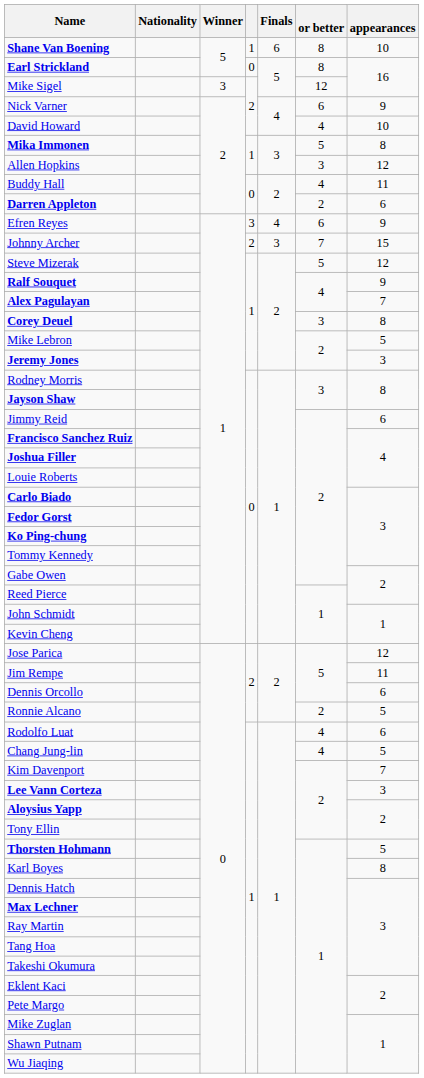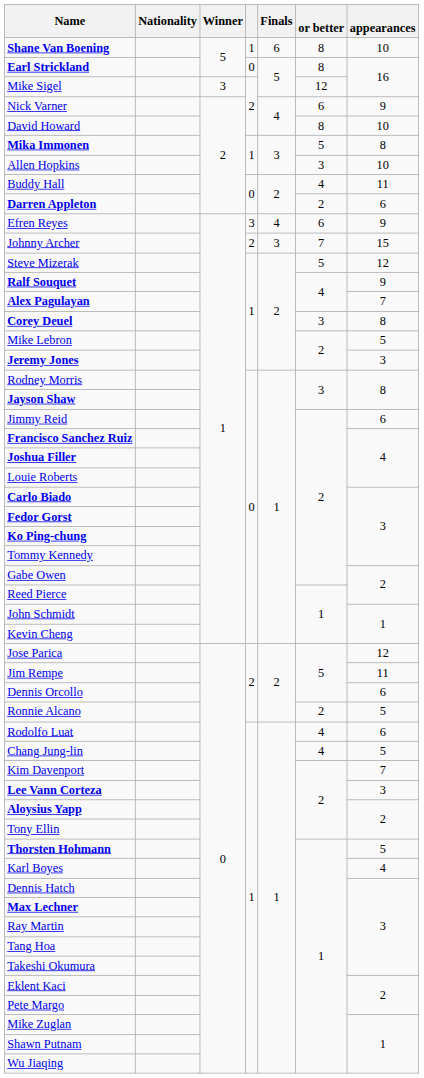(321, 125) 4 -> (321, 125) 8
(383, 164) 12 -> (383, 164) 10
(383, 868) 8 -> (383, 868) 4
